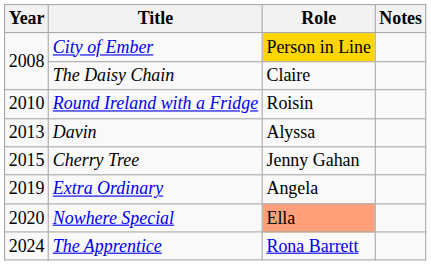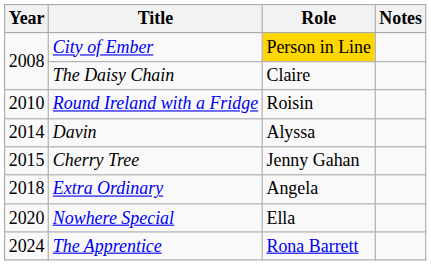(27, 132) 2013 -> (27, 132) 2014
(27, 189) 2019 -> (27, 189) 2018
(281, 217) lightsalmon background -> (281, 217) no background
